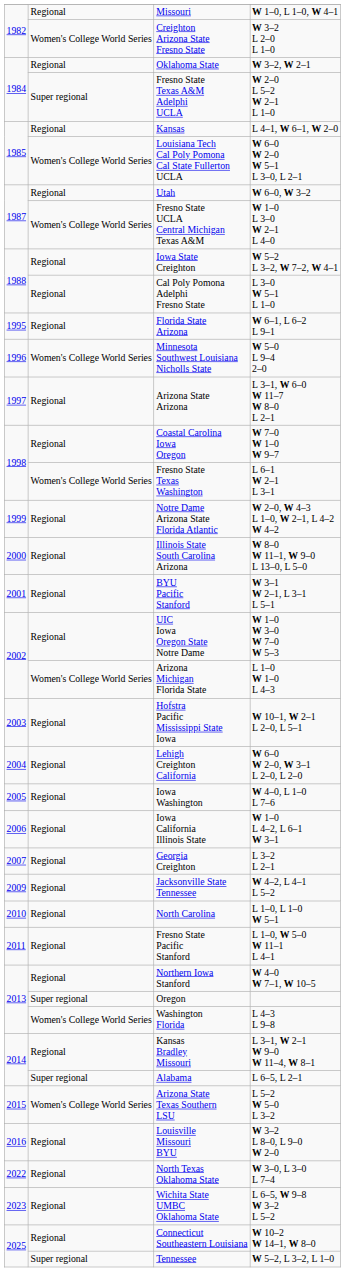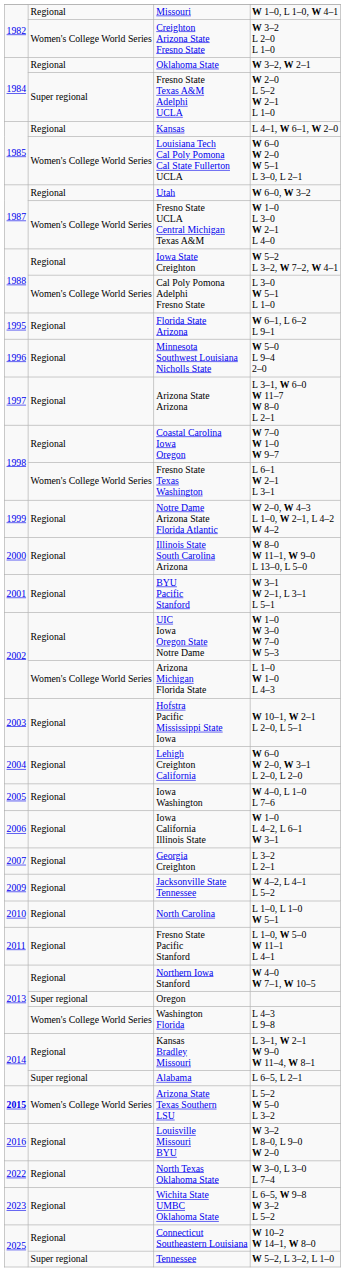(48, 294) Regional -> (91, 294) Women's College World Series
(91, 358) Women's College World Series -> (48, 358) Regional
(16, 1104) normal -> (16, 1104) bold
